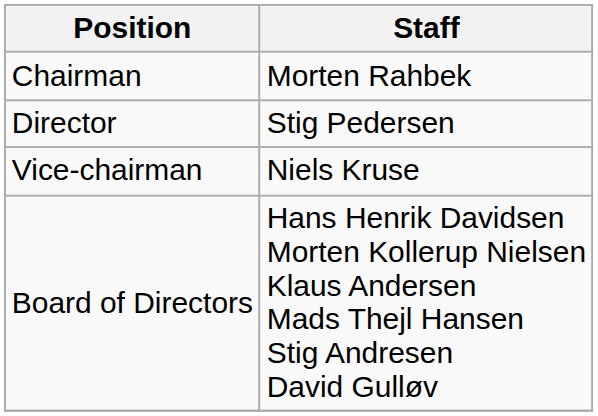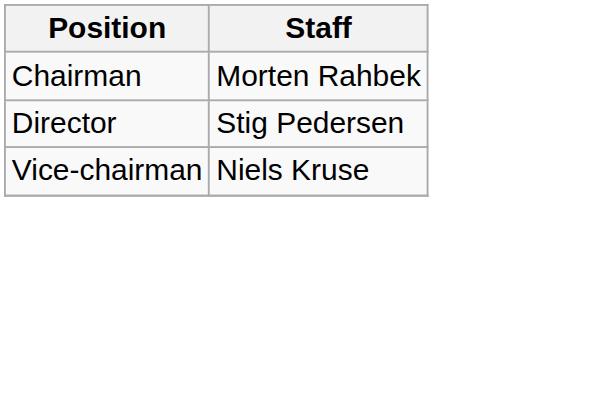- row: (132, 302)
